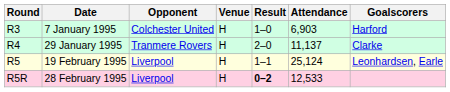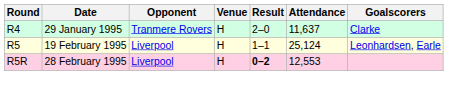- row: (80, 29)
(306, 45) 11,137 -> (304, 29) 11,637
(307, 78) 12,533 -> (305, 62) 12,553
